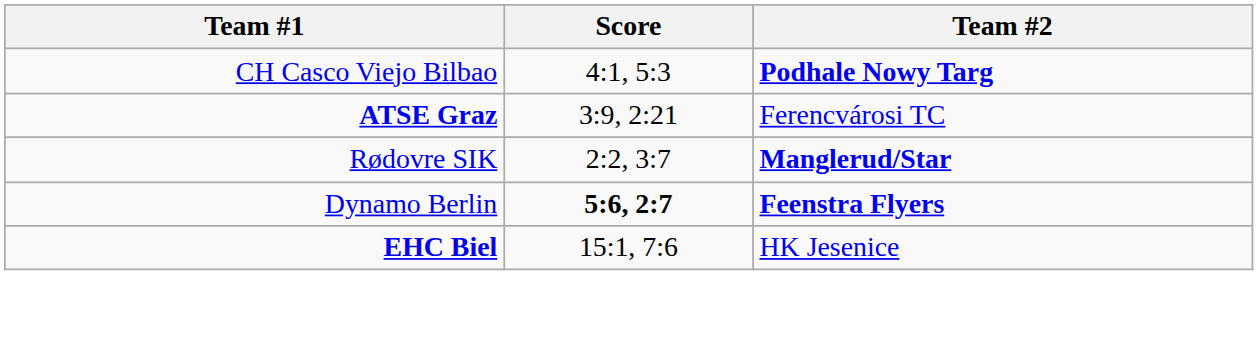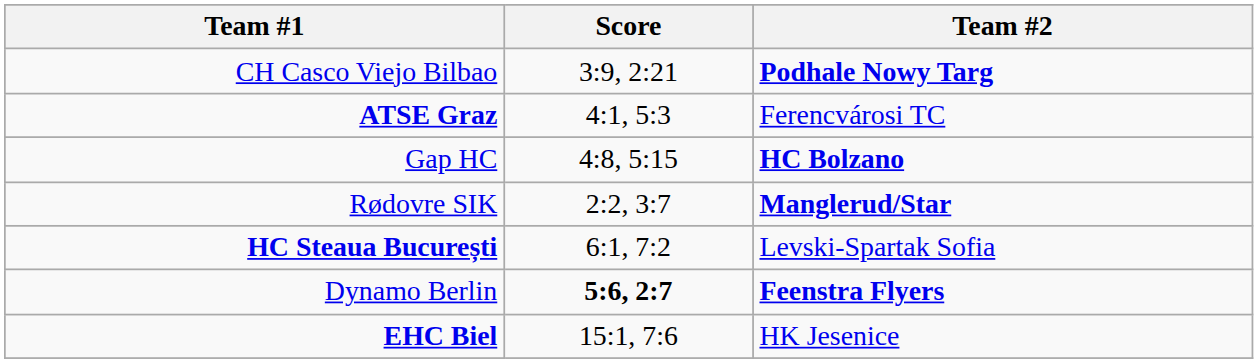(628, 70) 4:1, 5:3 -> (628, 70) 3:9, 2:21
(628, 114) 3:9, 2:21 -> (628, 114) 4:1, 5:3
+ row: (451, 159)
+ row: (372, 247)
